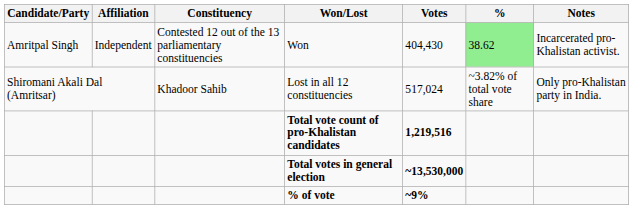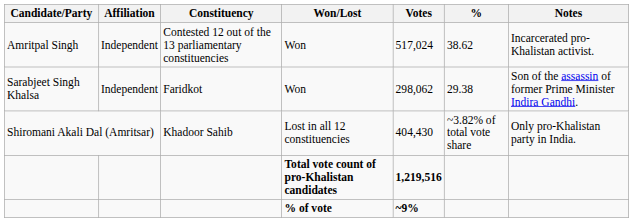(424, 44) 404,430 -> (414, 44) 517,024
(481, 44) lightgreen background -> (460, 44) no background
+ row: (43, 89)
(424, 89) 517,024 -> (414, 133) 404,430
- row: (48, 171)
